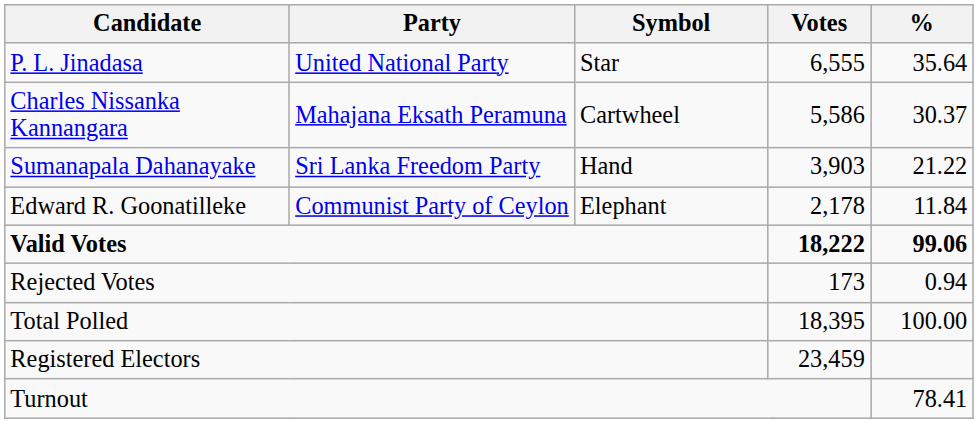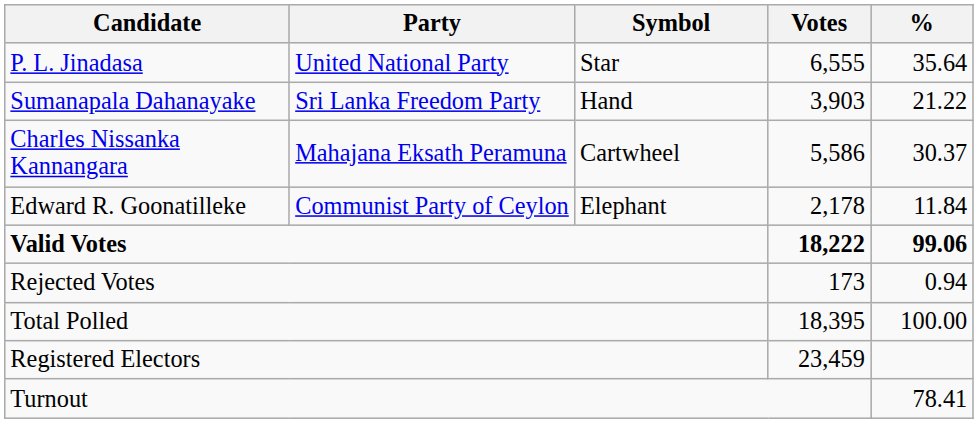rows swapped: (95, 114) <-> (133, 166)
